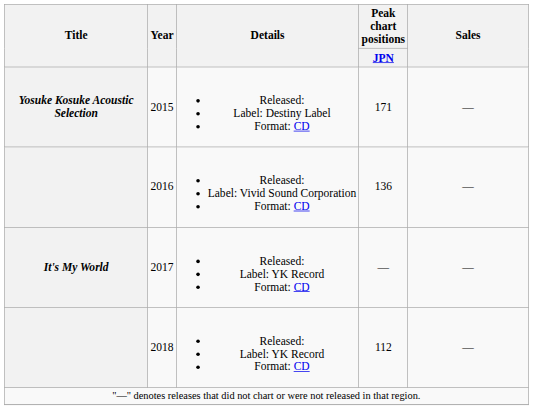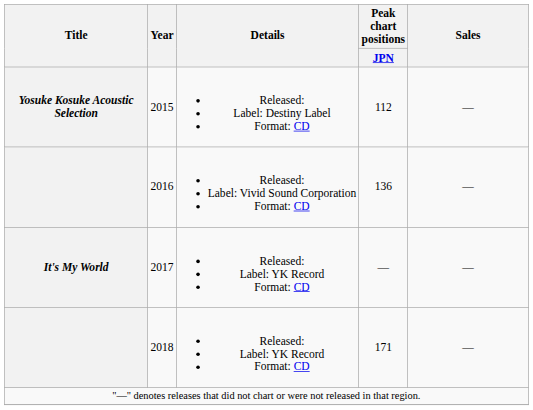(383, 107) 171 -> (383, 107) 112
(383, 347) 112 -> (383, 347) 171
